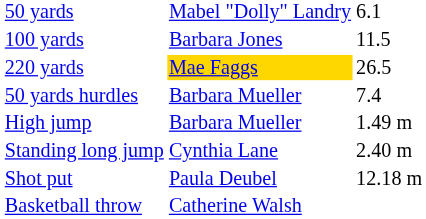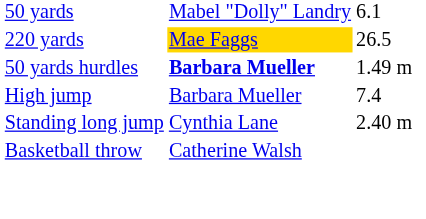- row: (44, 39)
(235, 95) normal -> (242, 67) bold
(369, 95) 7.4 -> (384, 67) 1.49 m
(384, 122) 1.49 m -> (369, 95) 7.4
- row: (39, 178)
